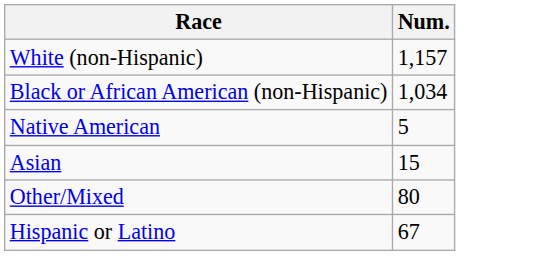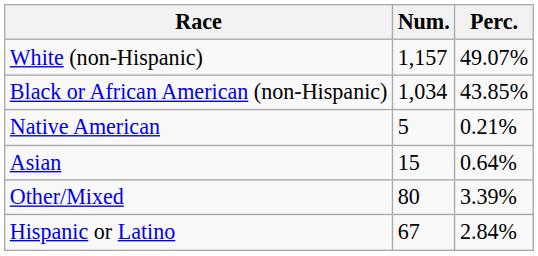+ column: (494, 22)
